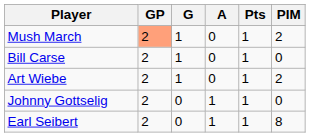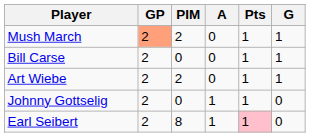columns swapped: (188, 15) <-> (289, 15)
(245, 121) no background -> (245, 121) pink background
